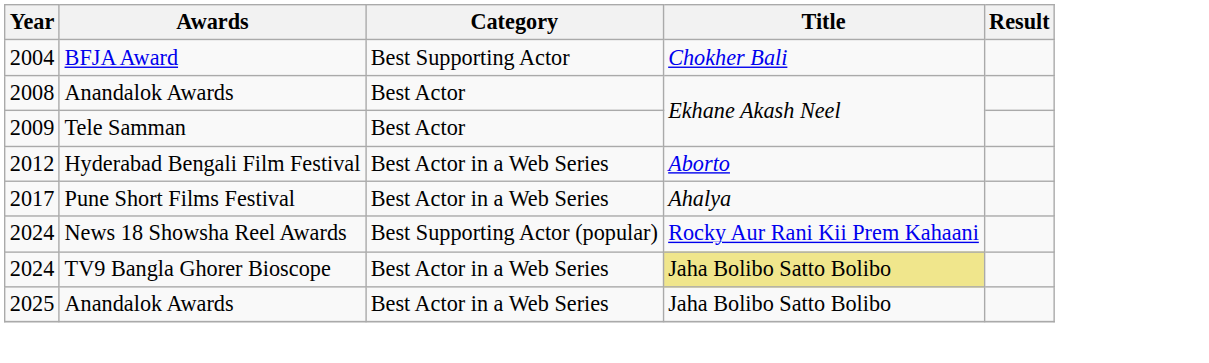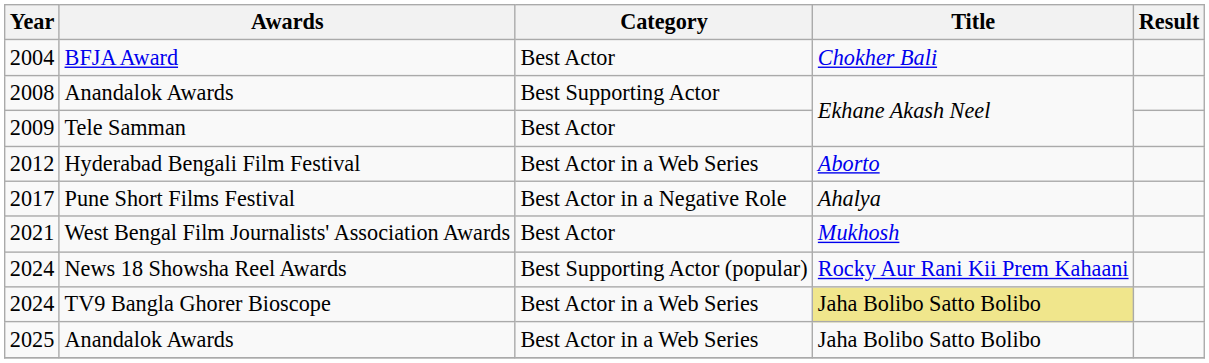(470, 57) Best Supporting Actor -> (568, 57) Best Actor
(418, 92) Best Actor -> (620, 92) Best Supporting Actor
(490, 198) Best Actor in a Web Series -> (653, 198) Best Actor in a Negative Role
+ row: (32, 233)
